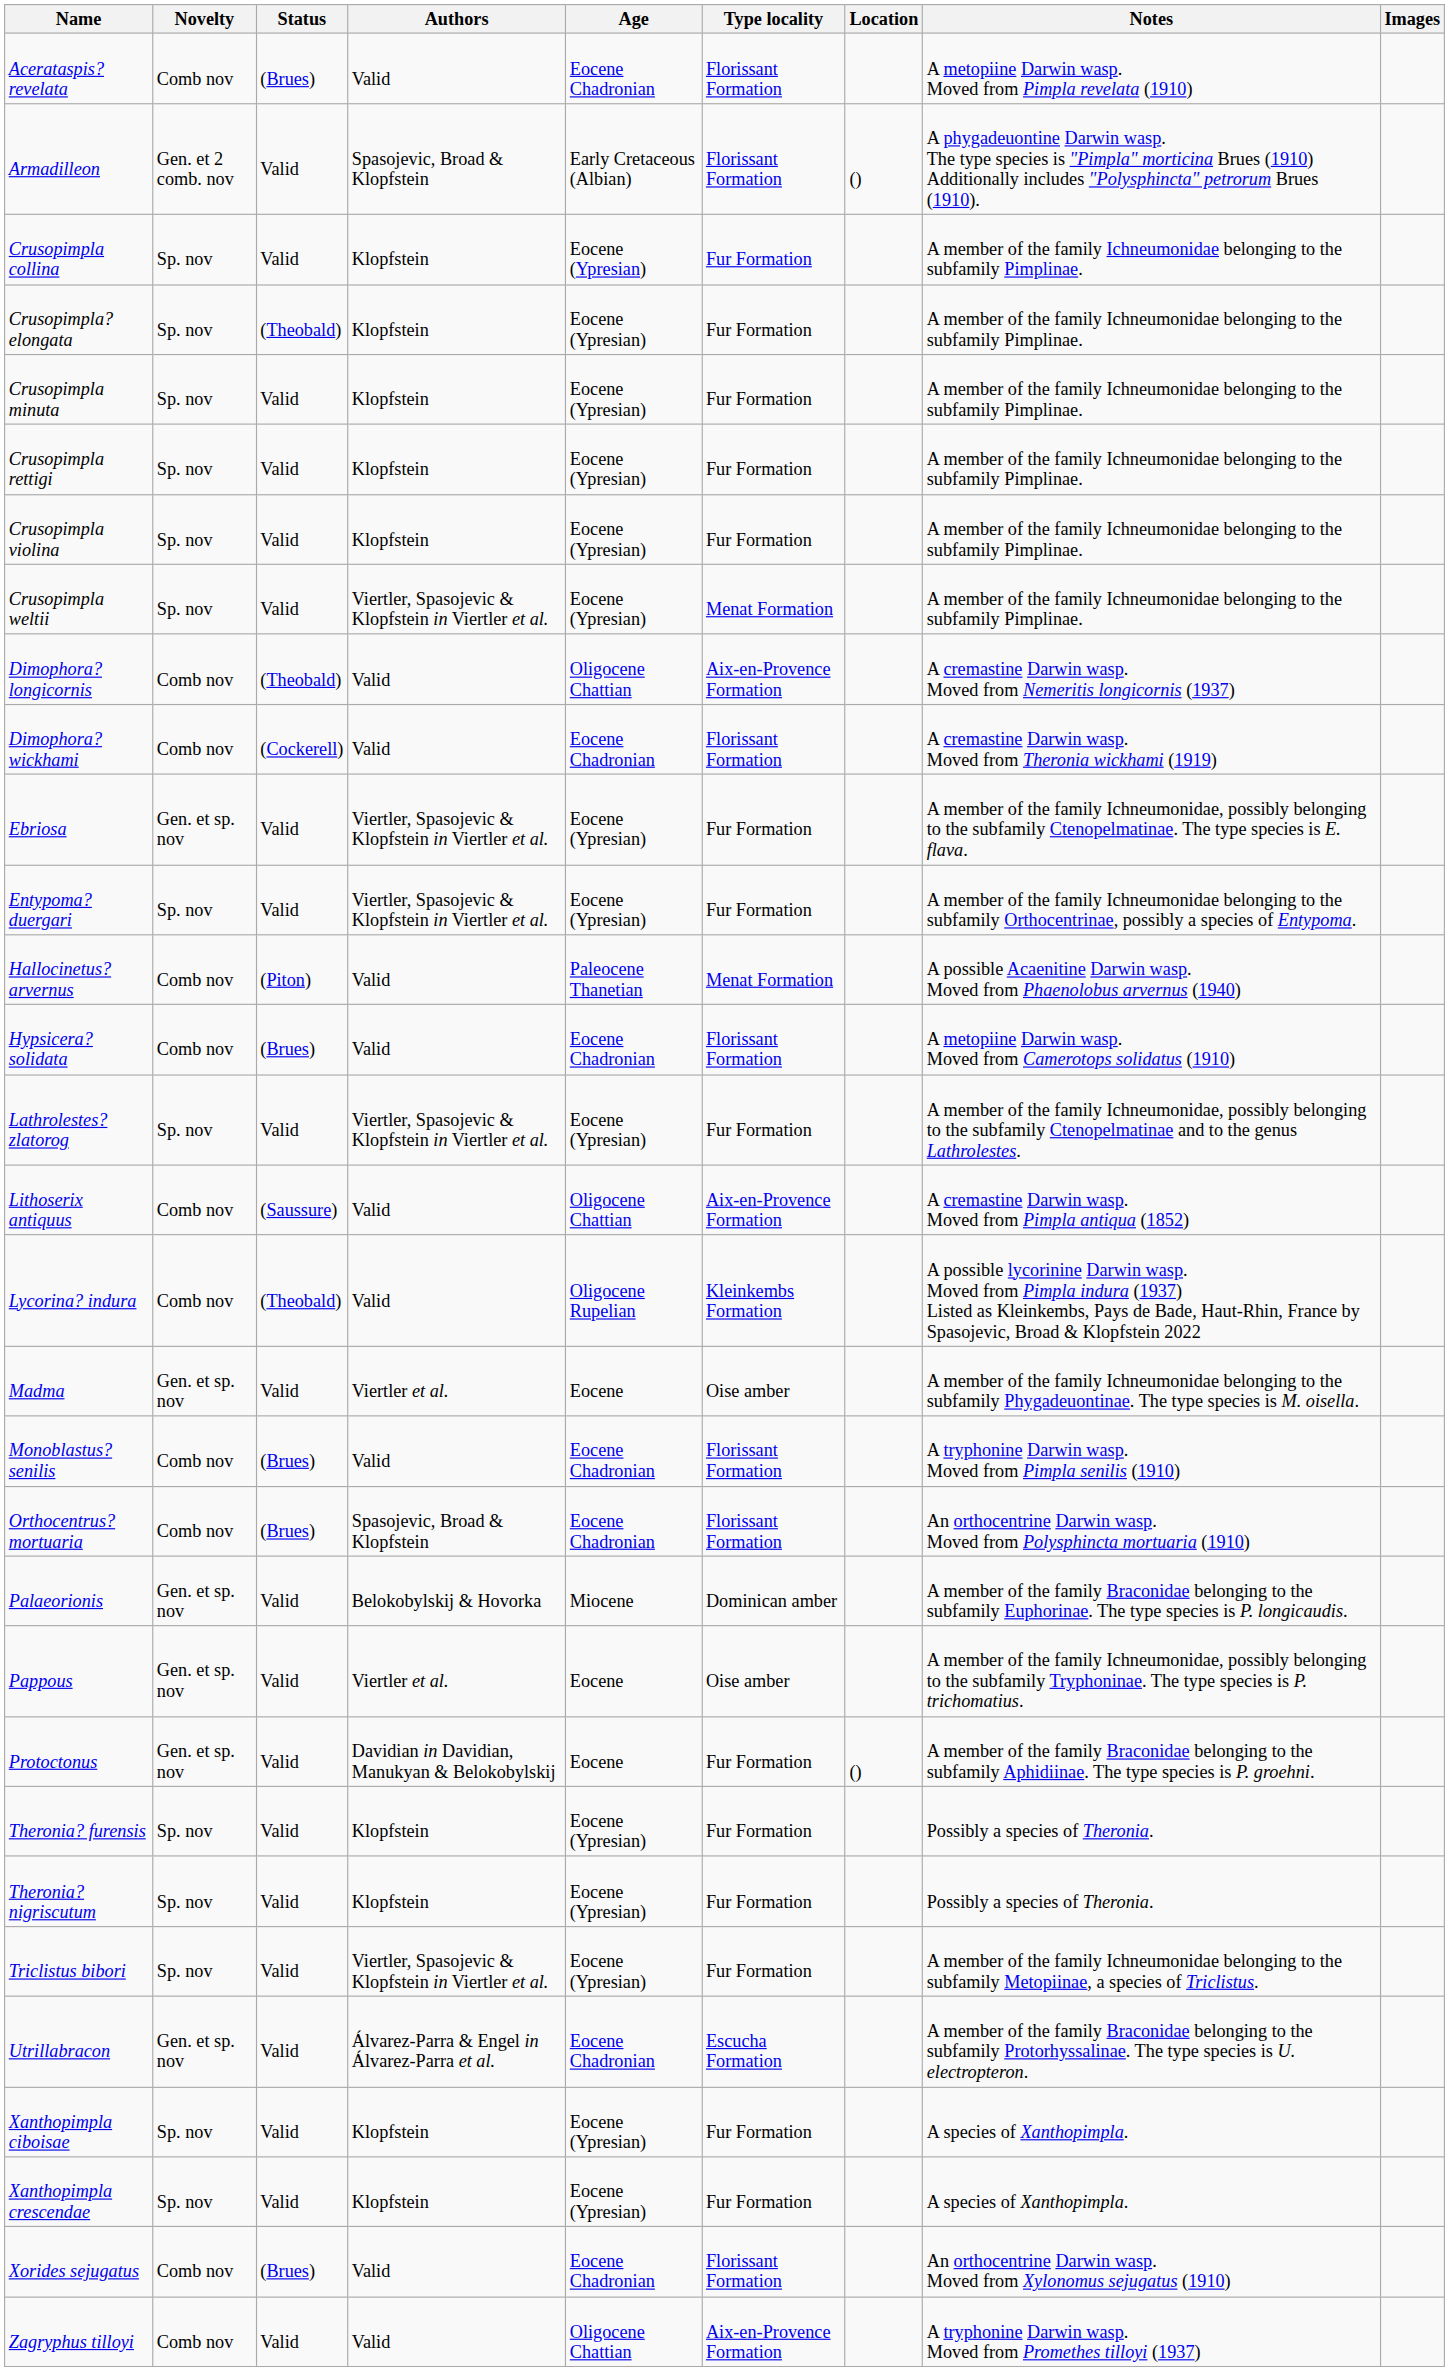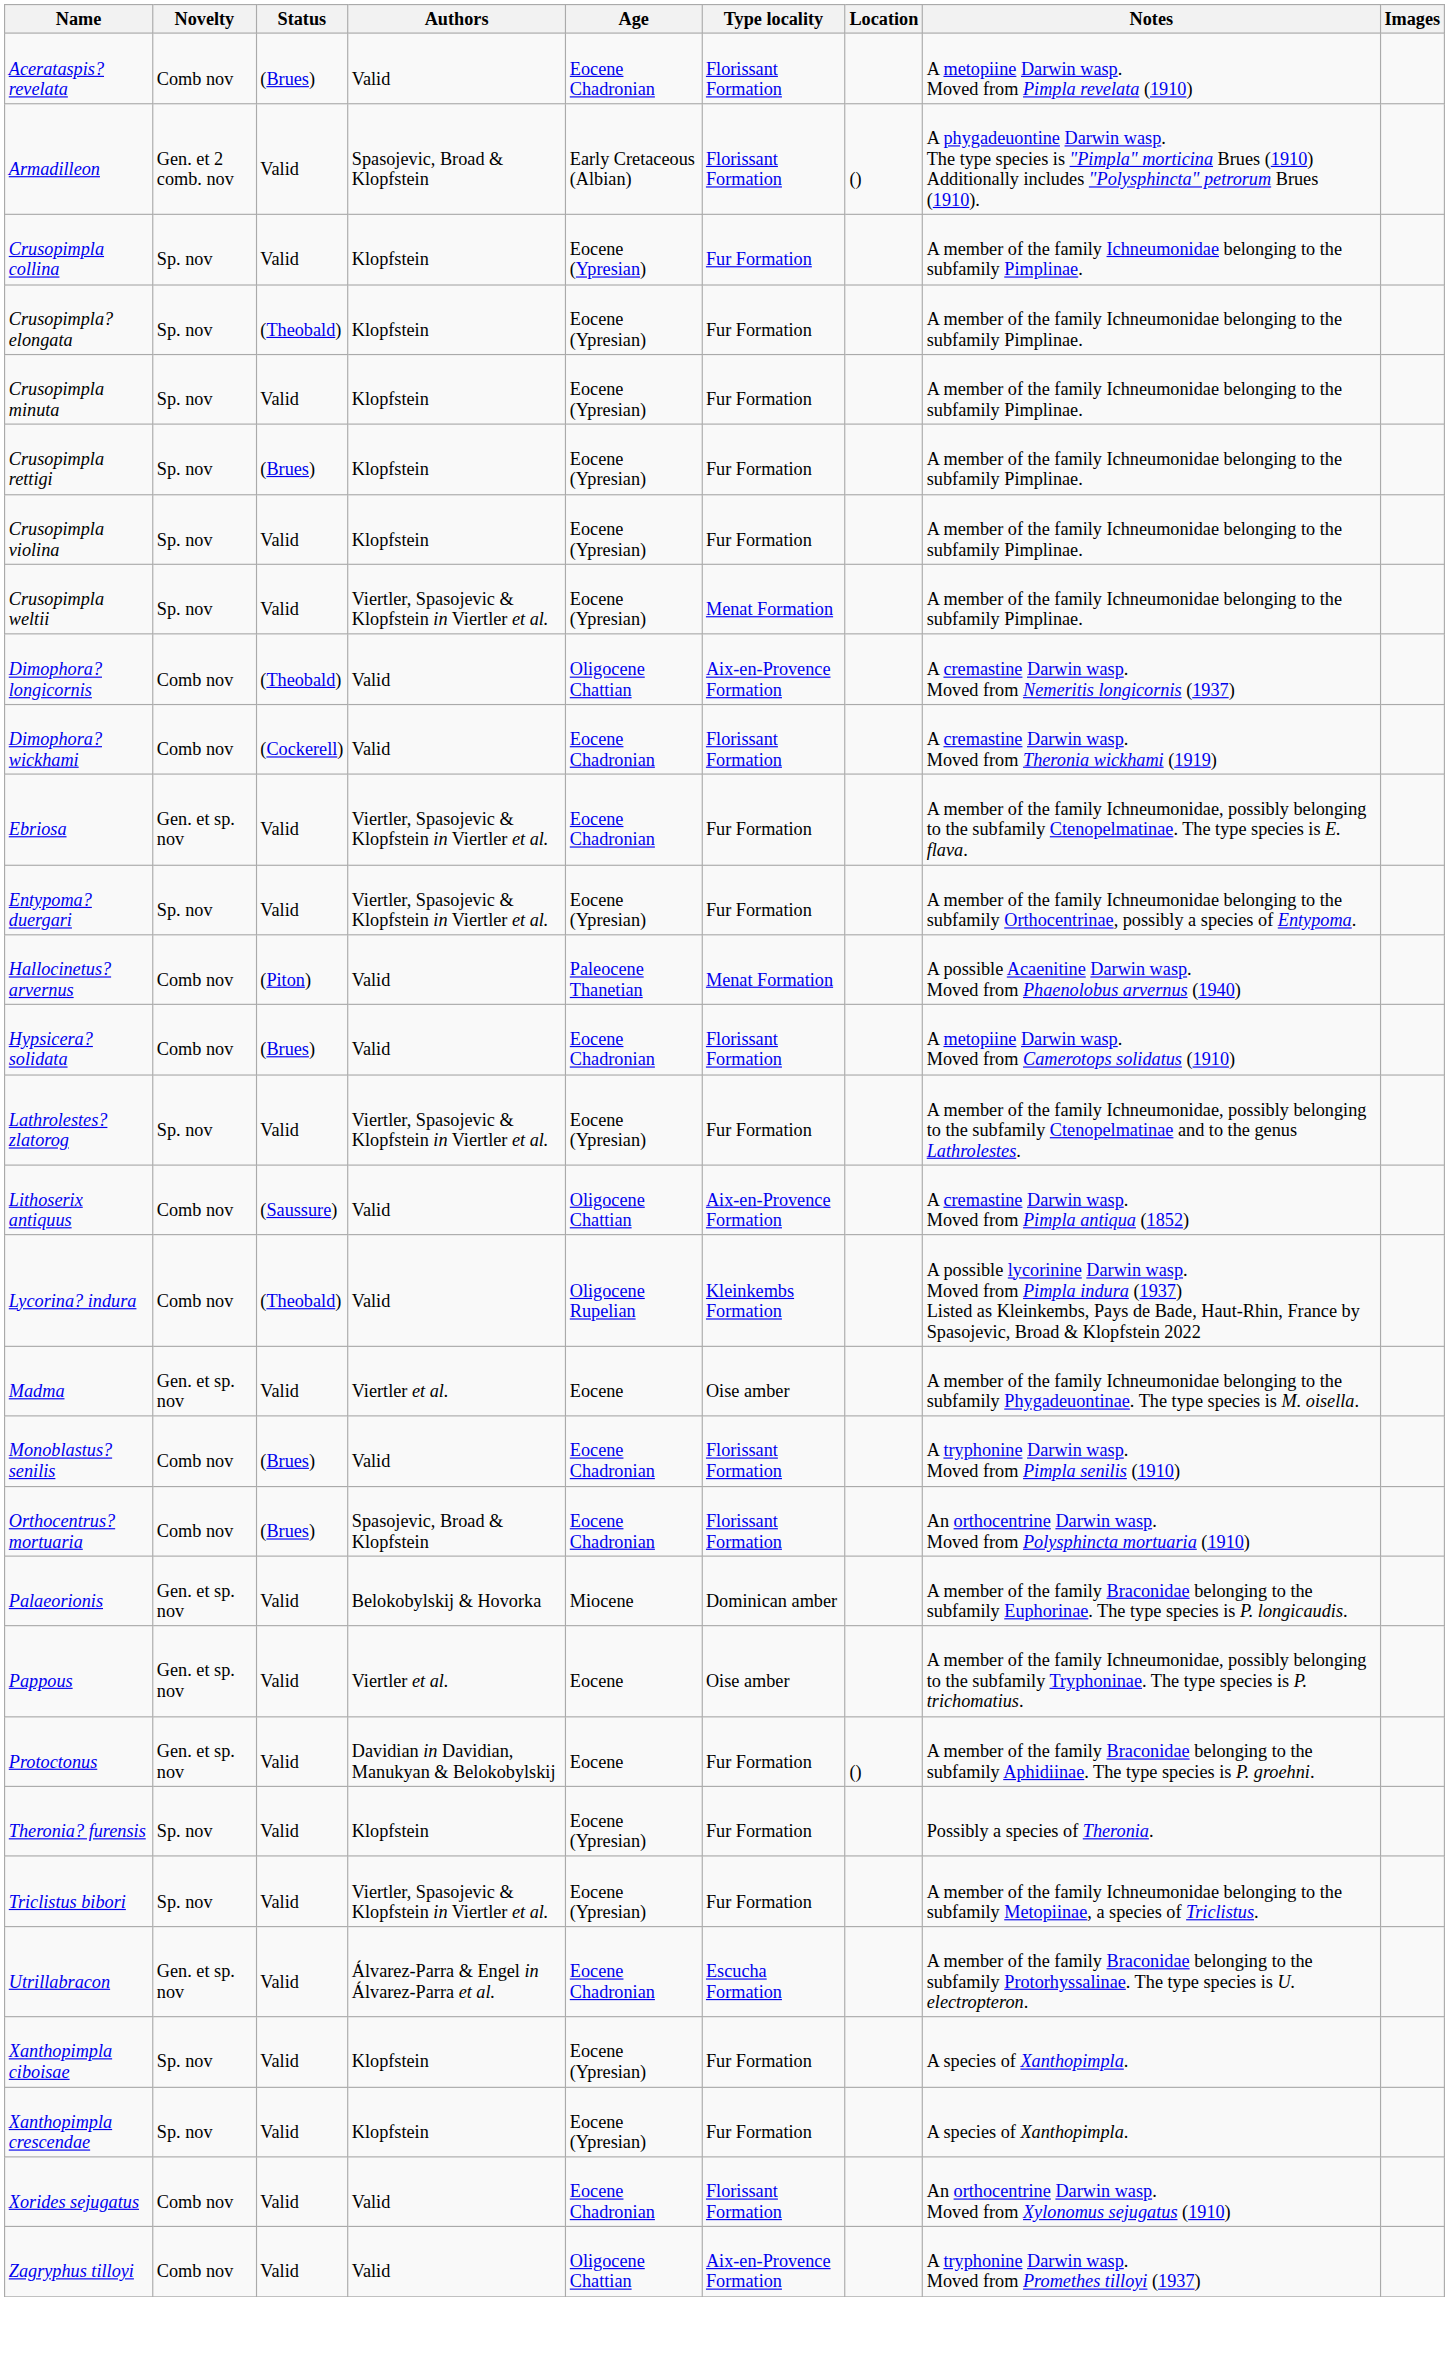(280, 469) Valid -> (288, 469) (Brues)
(608, 829) Eocene (Ypresian) -> (612, 829) Eocene Chadronian
- row: (52, 1901)
(288, 2271) (Brues) -> (280, 2201) Valid
